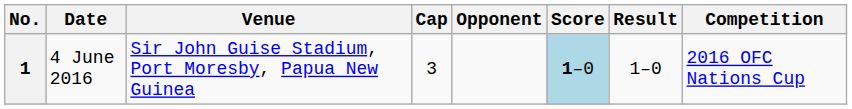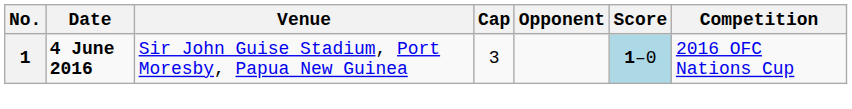- column: (646, 19)
(82, 69) normal -> (82, 59) bold
